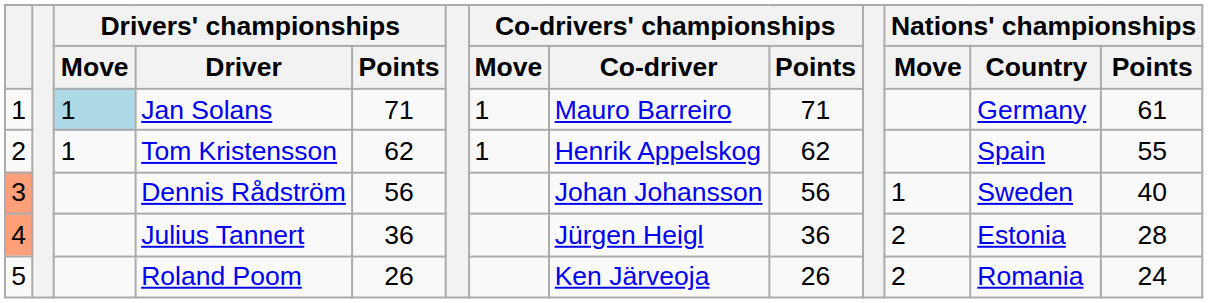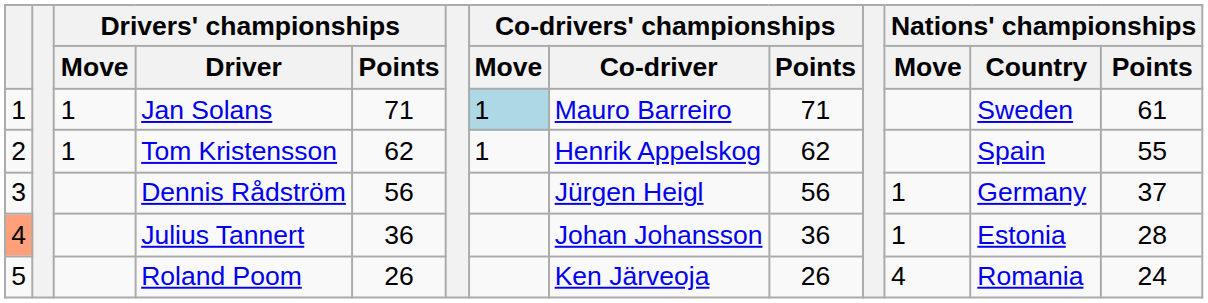(68, 109) lightblue background -> (68, 109) no background
(482, 109) no background -> (482, 109) lightblue background
(1032, 109) Germany -> (1025, 109) Sweden
(19, 193) lightsalmon background -> (19, 193) no background
(659, 193) Johan Johansson -> (629, 193) Jürgen Heigl
(1025, 193) Sweden -> (1032, 193) Germany
(1152, 193) 40 -> (1152, 193) 37
(629, 234) Jürgen Heigl -> (659, 234) Johan Johansson
(898, 234) 2 -> (898, 234) 1
(898, 276) 2 -> (898, 276) 4
